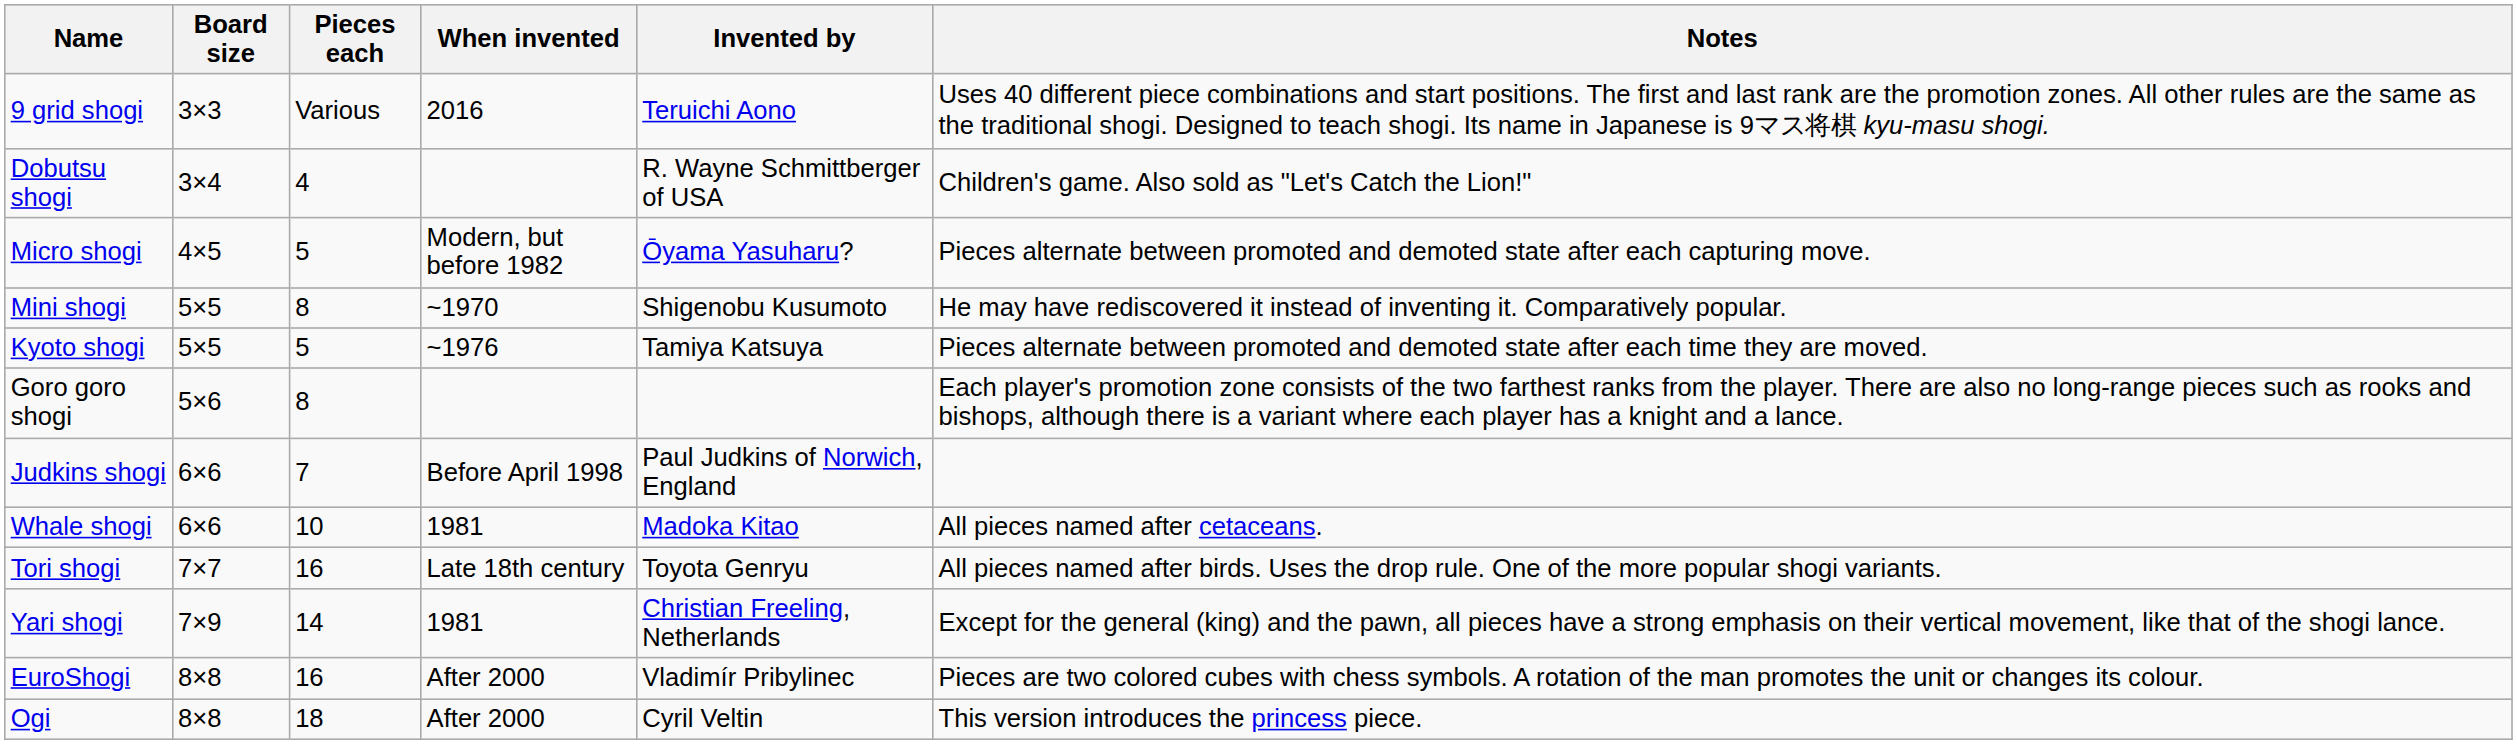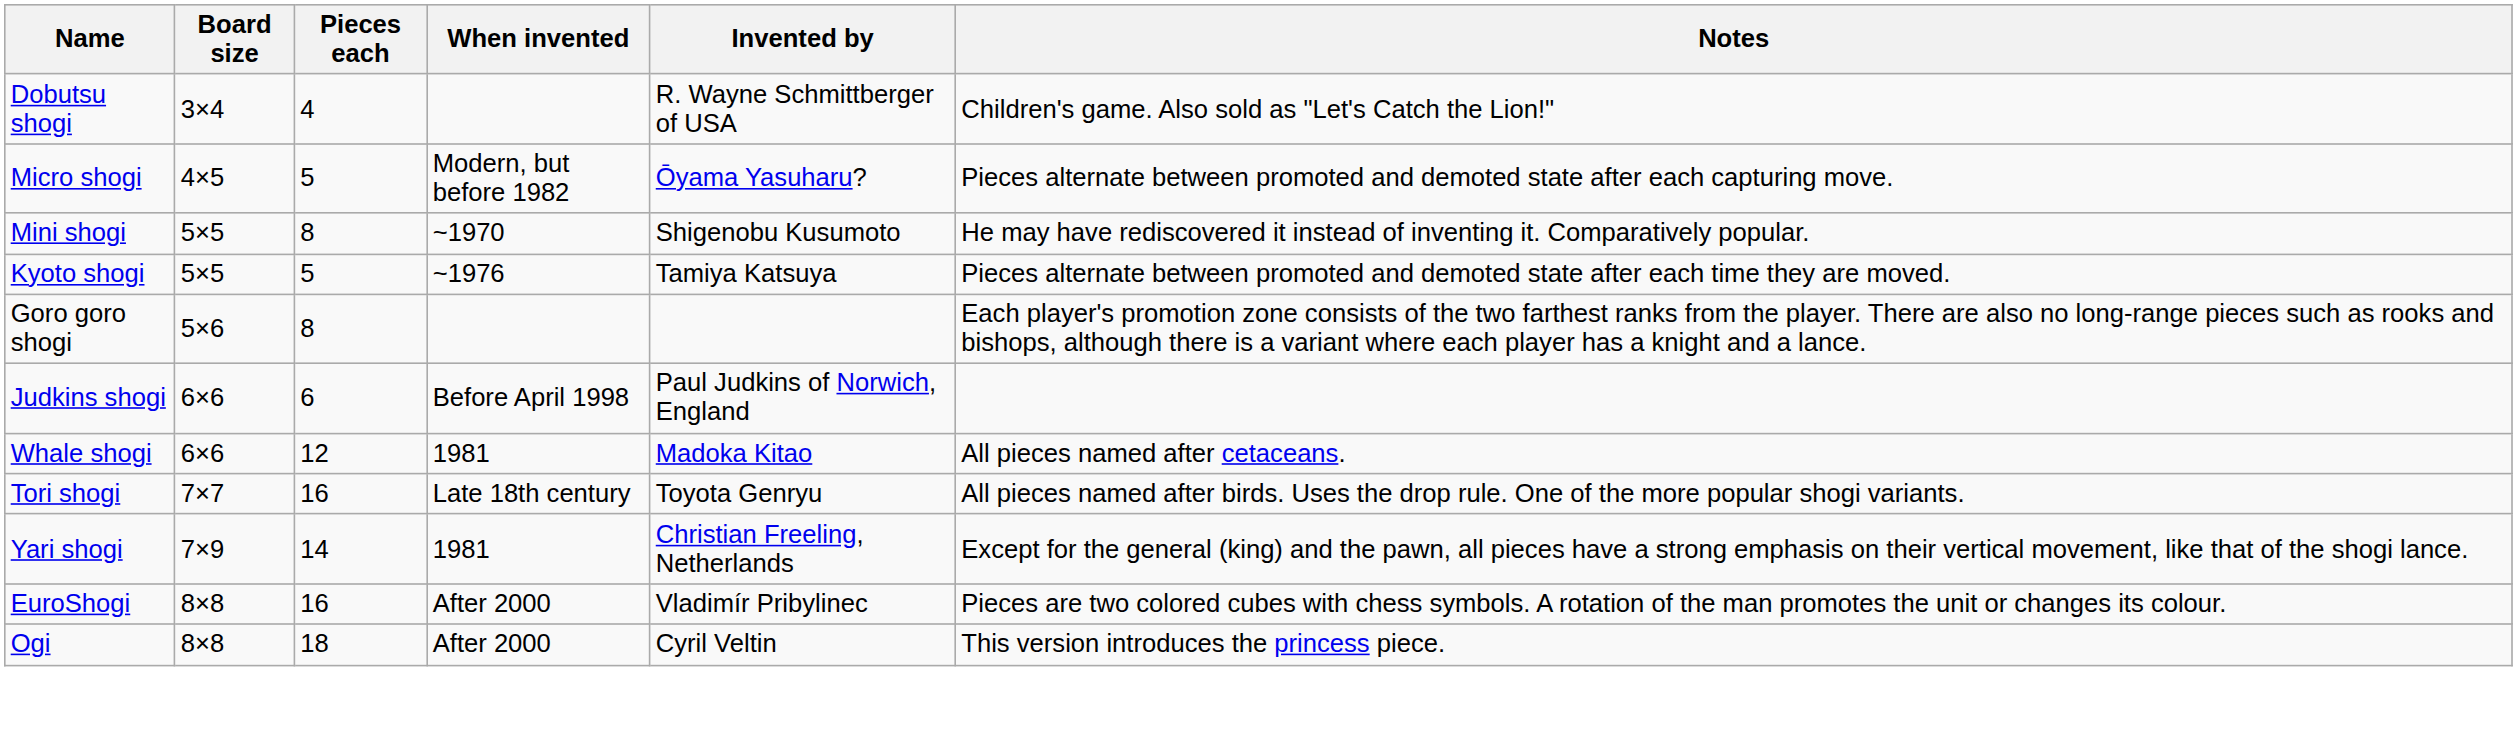- row: (77, 111)
(302, 472) 7 -> (307, 398) 6
(309, 527) 10 -> (314, 452) 12
